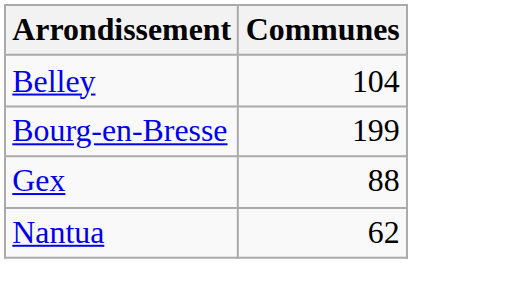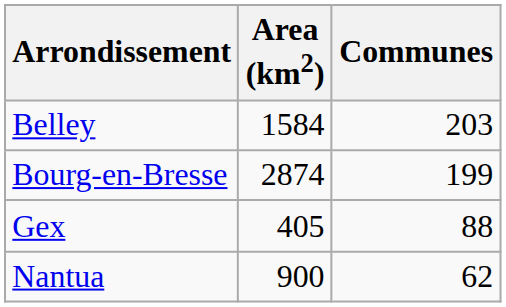+ column: (285, 51)
(376, 80) 104 -> (469, 124) 203
